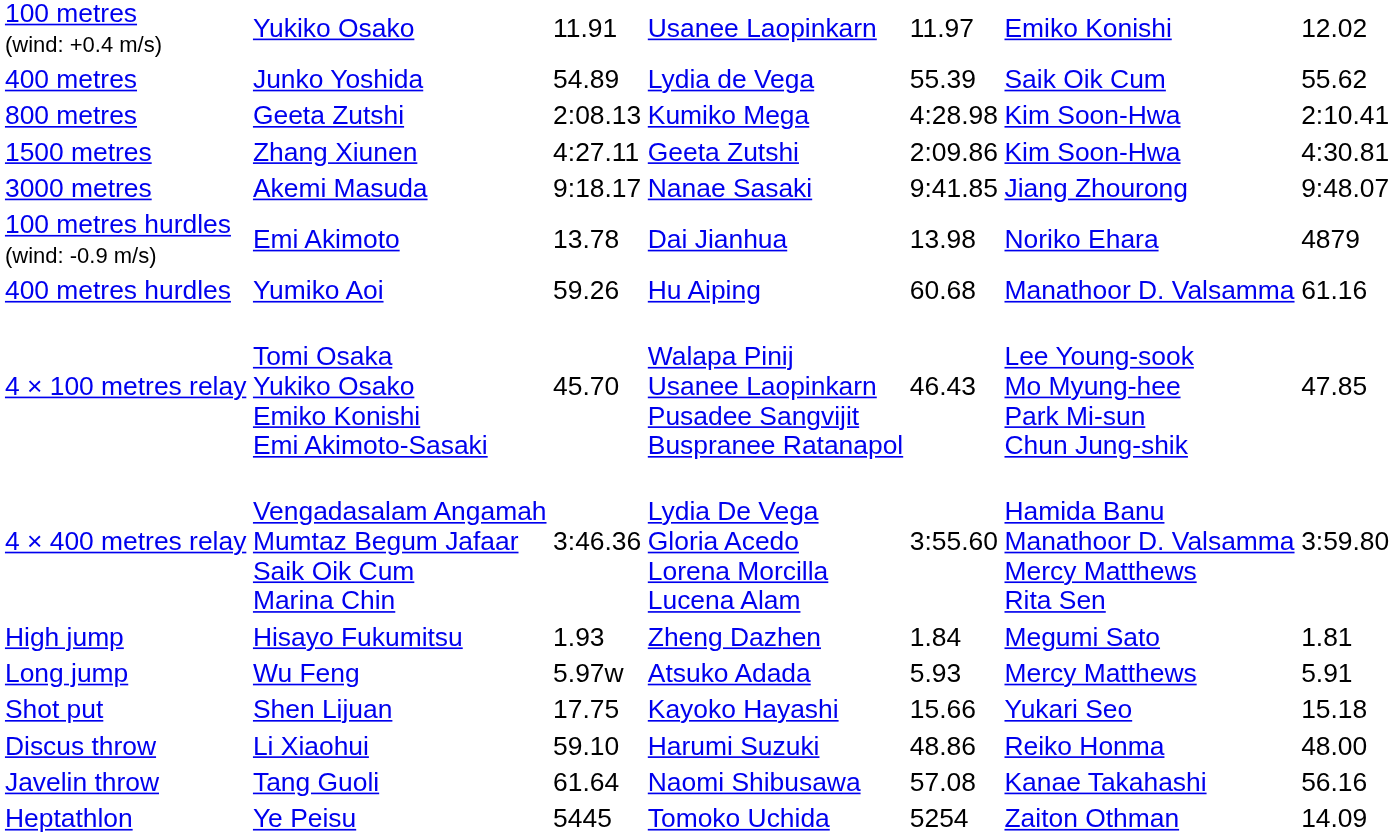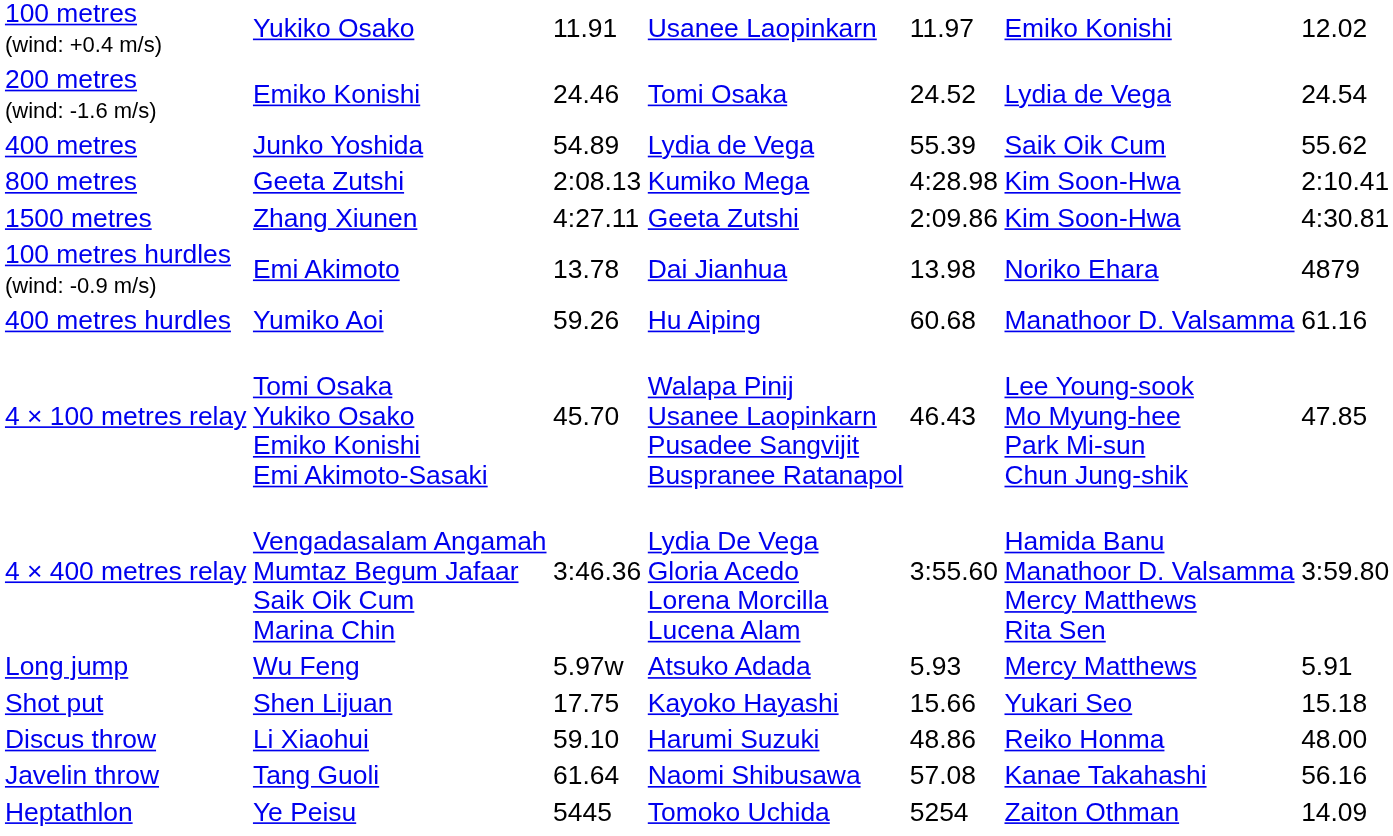+ row: (81, 94)
- row: (78, 188)
- row: (64, 637)
